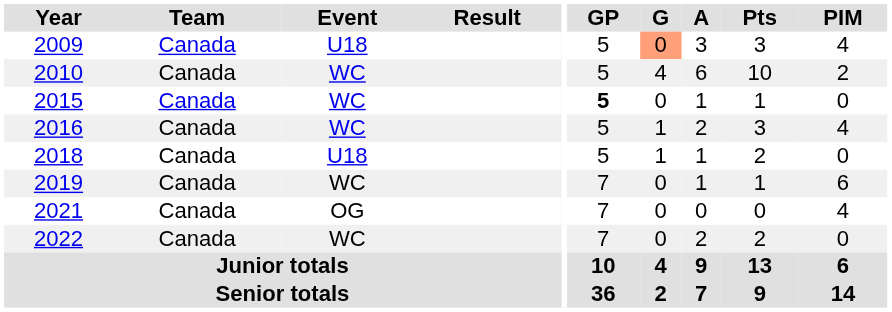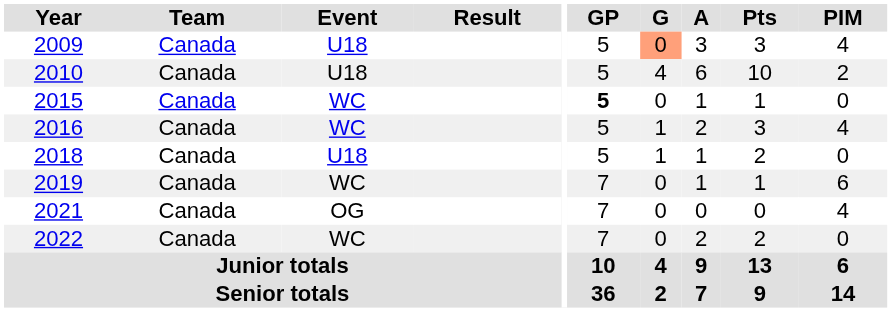(347, 72) WC -> (347, 72) U18
